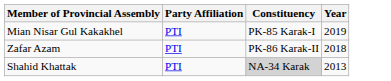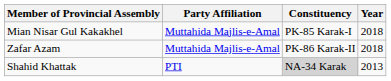(173, 31) PTI -> (222, 31) Muttahida Majlis-e-Amal
(335, 31) 2019 -> (372, 31) 2018
(173, 48) PTI -> (222, 48) Muttahida Majlis-e-Amal
